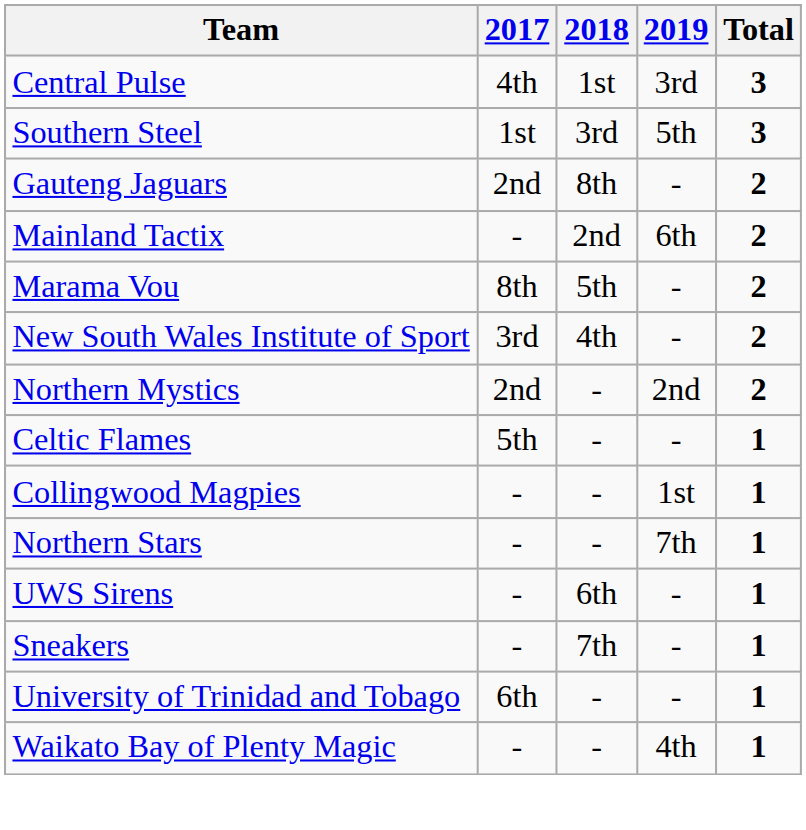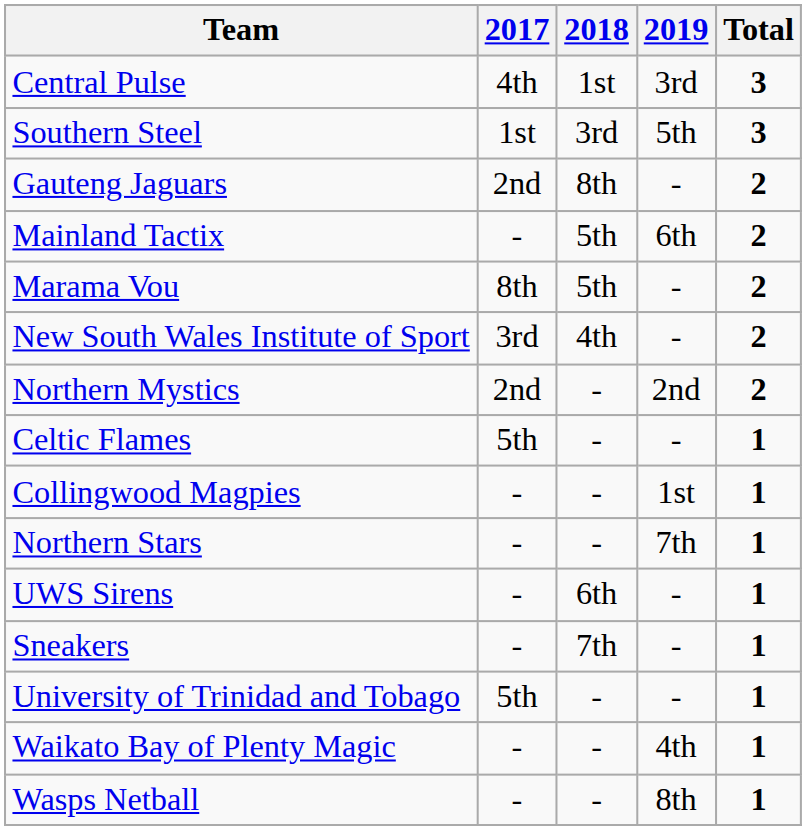(597, 235) 2nd -> (597, 235) 5th
(517, 696) 6th -> (517, 696) 5th
+ row: (106, 798)
